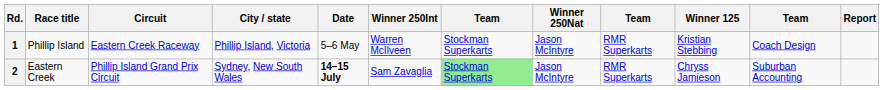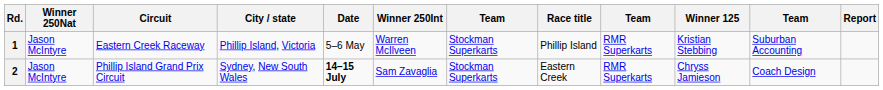columns swapped: (57, 18) <-> (567, 18)
(784, 45) Coach Design -> (777, 45) Suburban Accounting
(468, 73) lightgreen background -> (473, 73) no background
(777, 73) Suburban Accounting -> (784, 73) Coach Design
